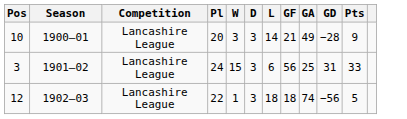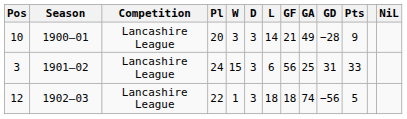+ column: (389, 13)
